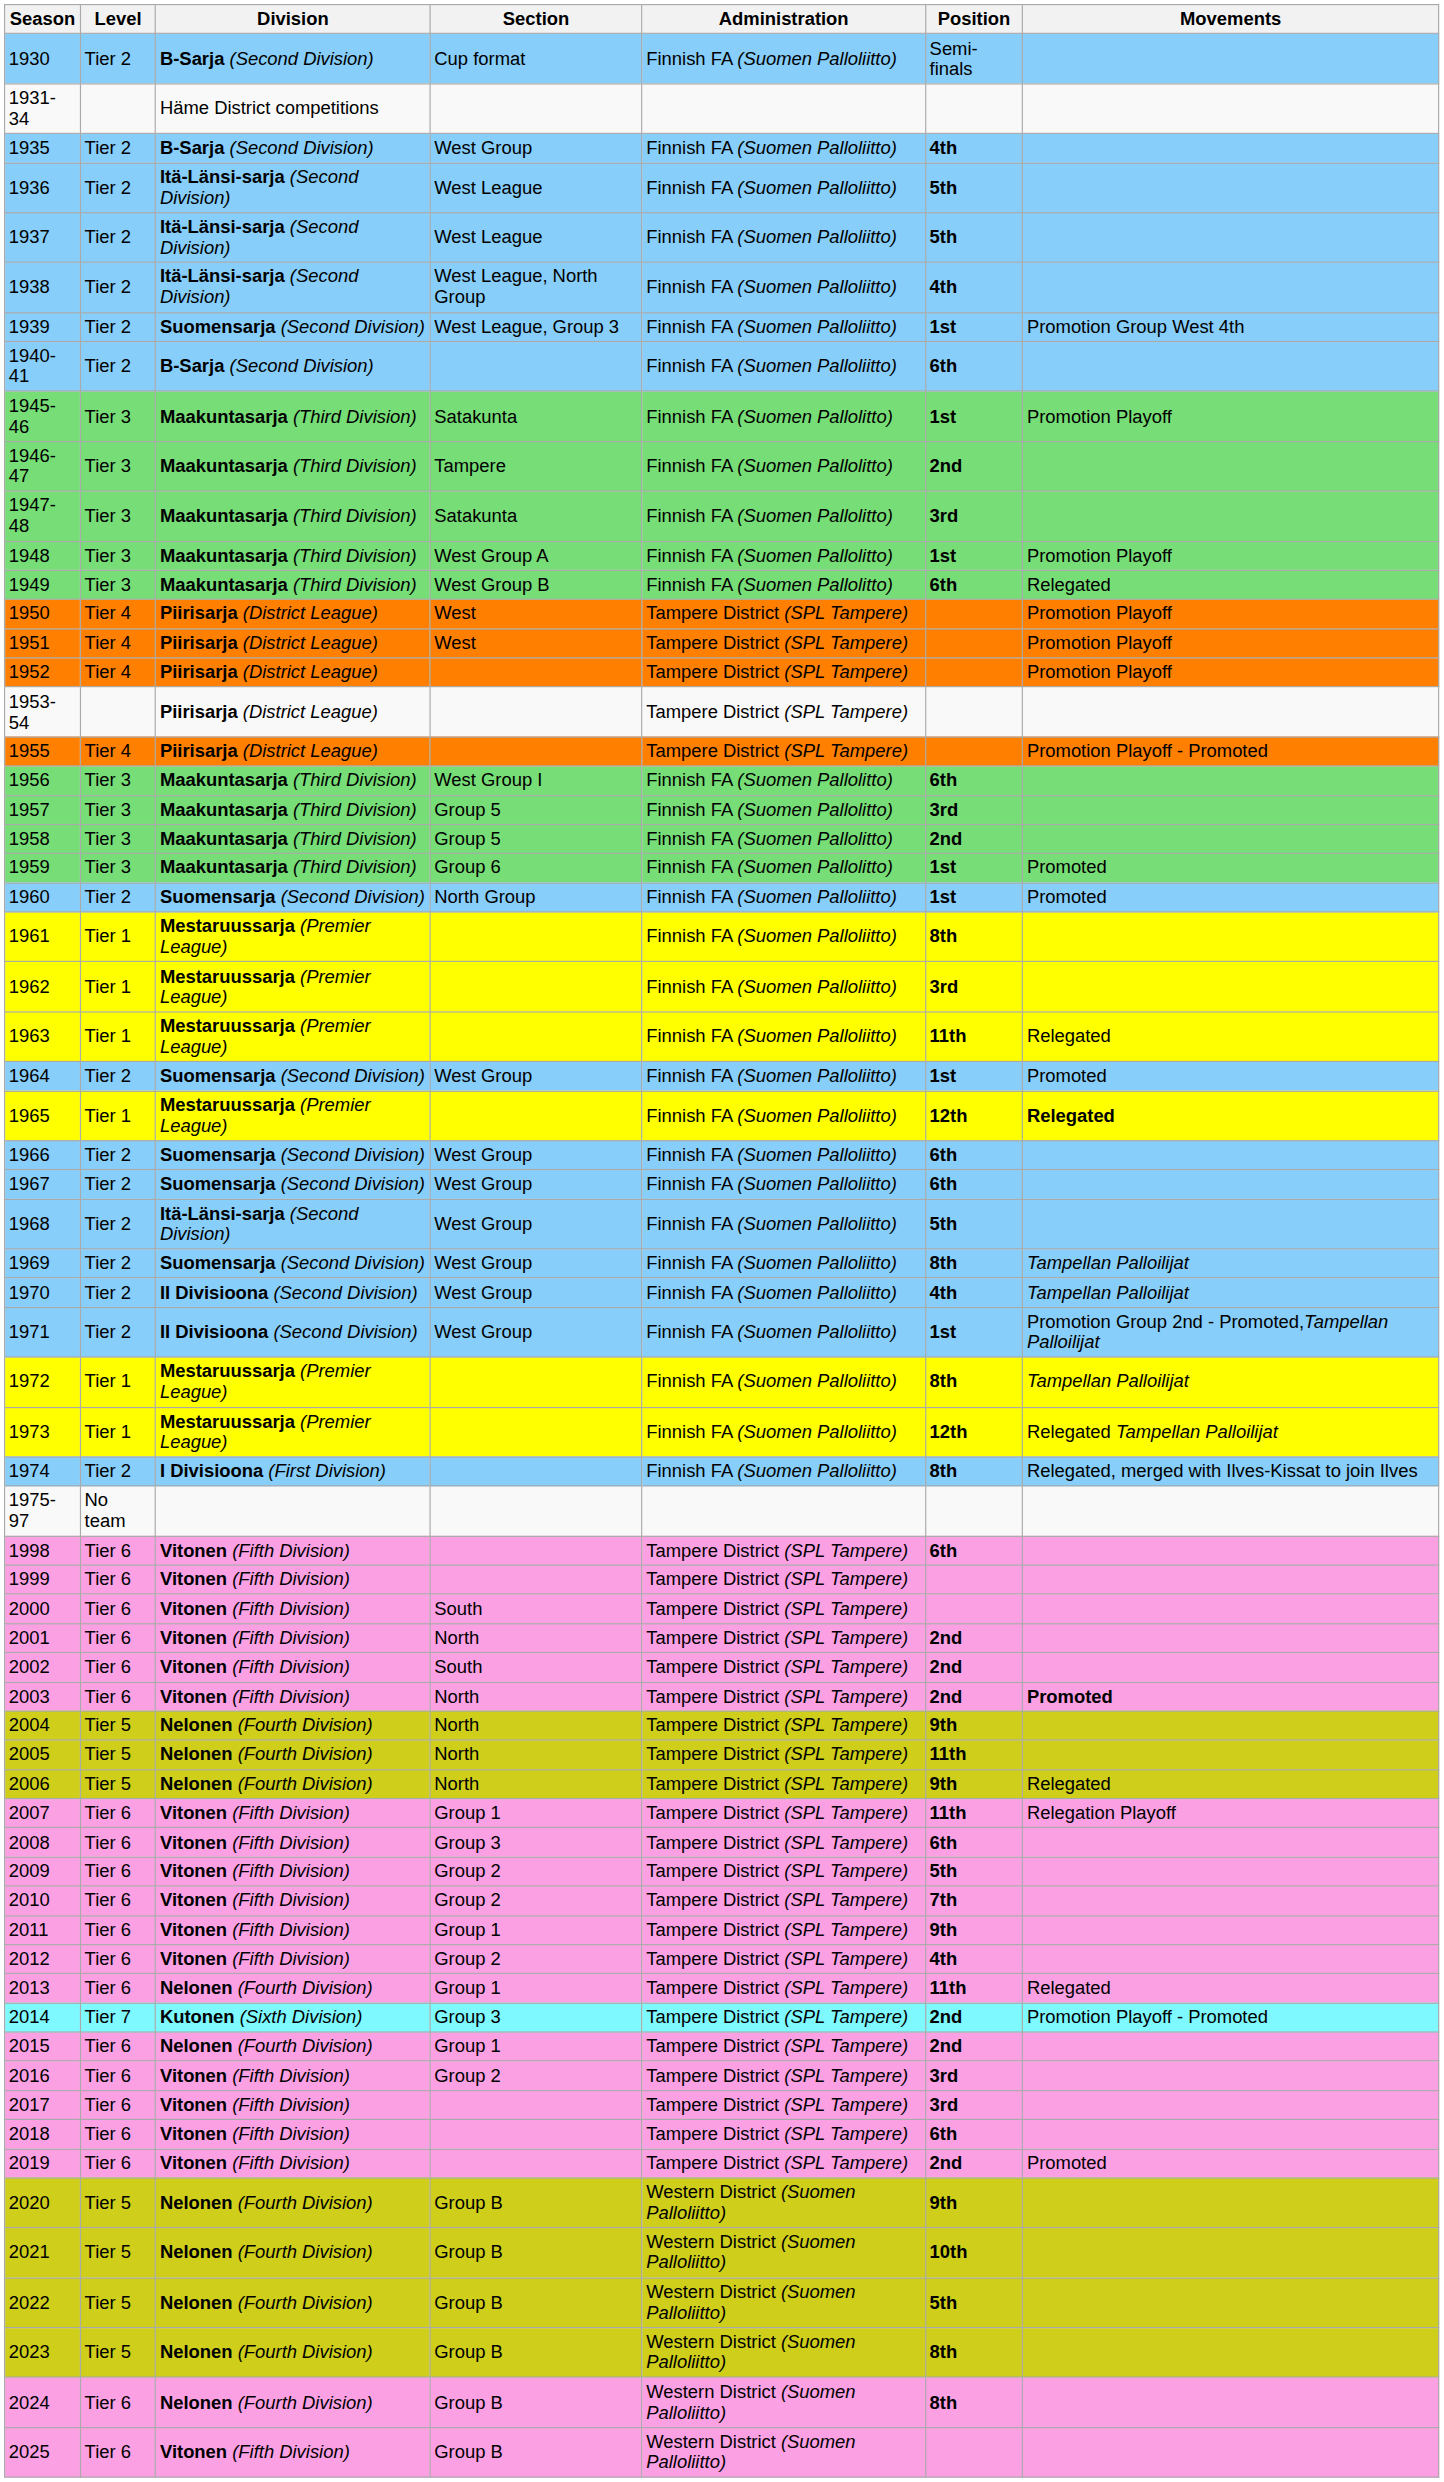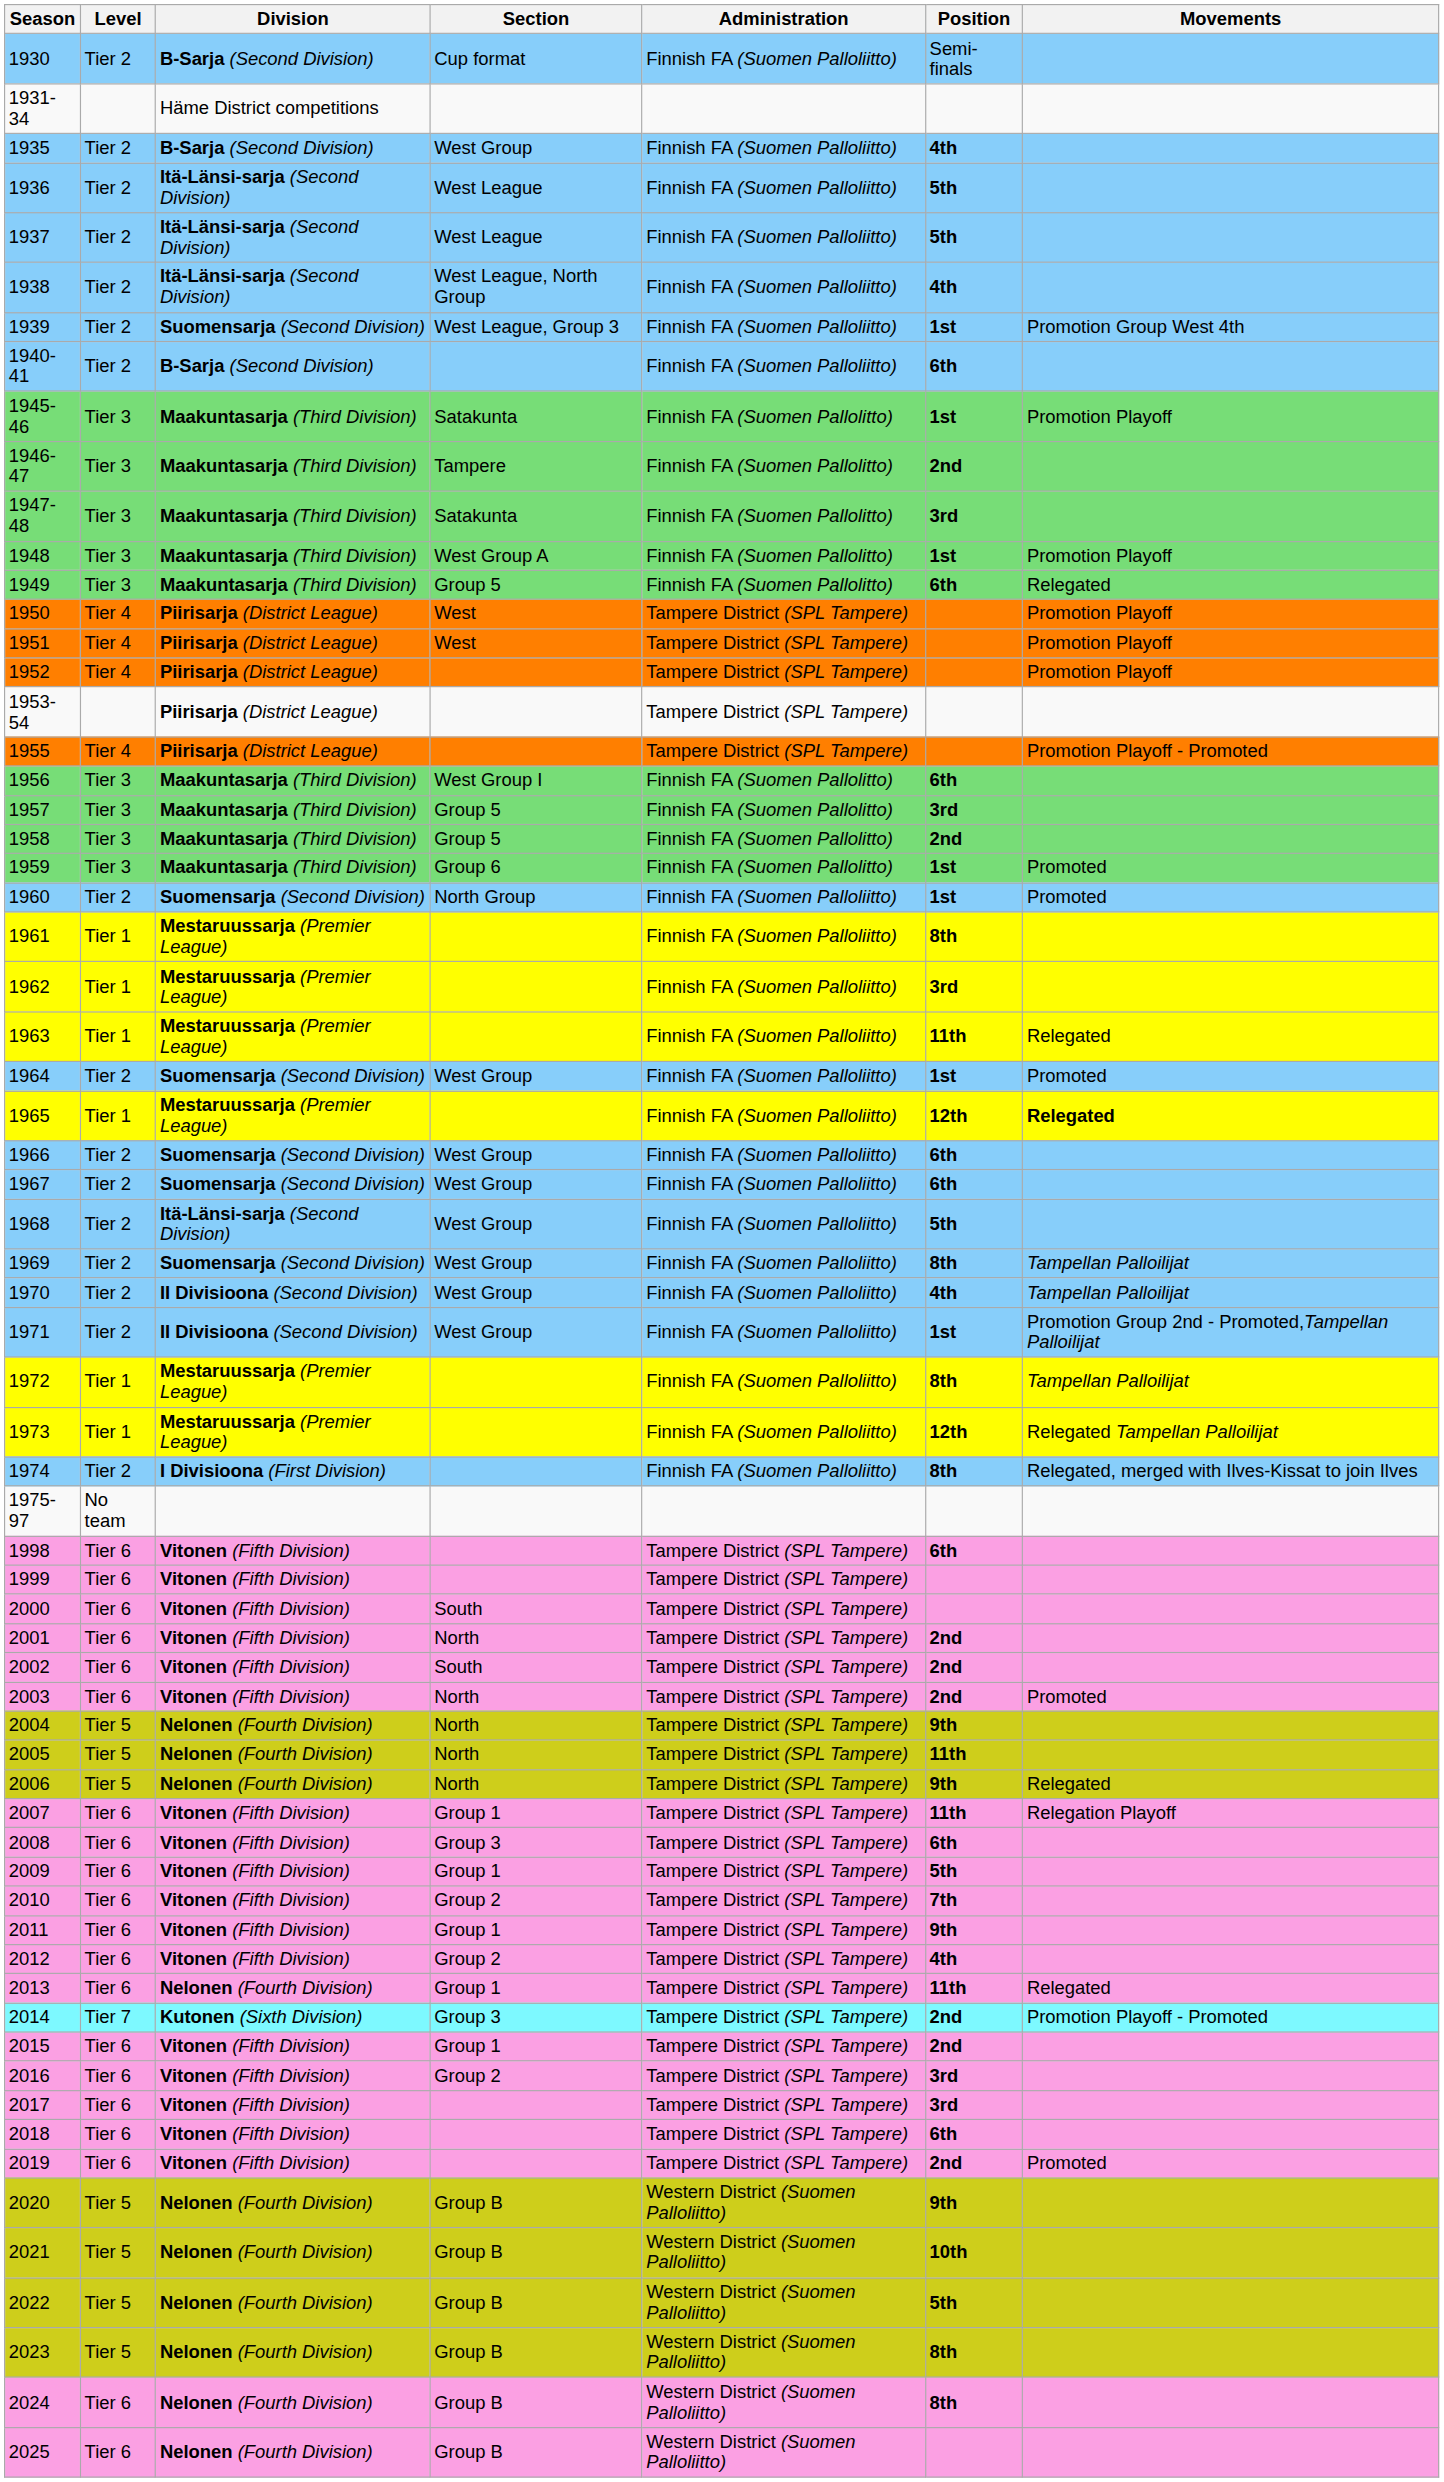(492, 584) West Group B -> (468, 584) Group 5
(1070, 1696) bold -> (1067, 1696) normal
(468, 1871) Group 2 -> (468, 1871) Group 1
(266, 2046) Nelonen (Fourth Division) -> (255, 2046) Vitonen (Fifth Division)
(255, 2452) Vitonen (Fifth Division) -> (266, 2452) Nelonen (Fourth Division)
